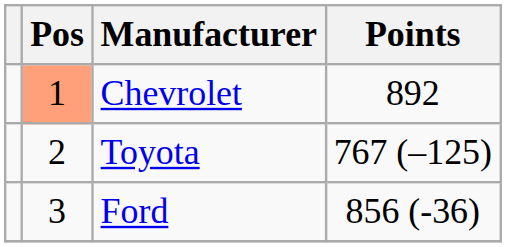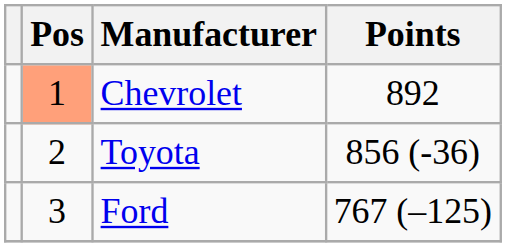(413, 152) 767 (–125) -> (413, 152) 856 (-36)
(413, 211) 856 (-36) -> (413, 211) 767 (–125)
